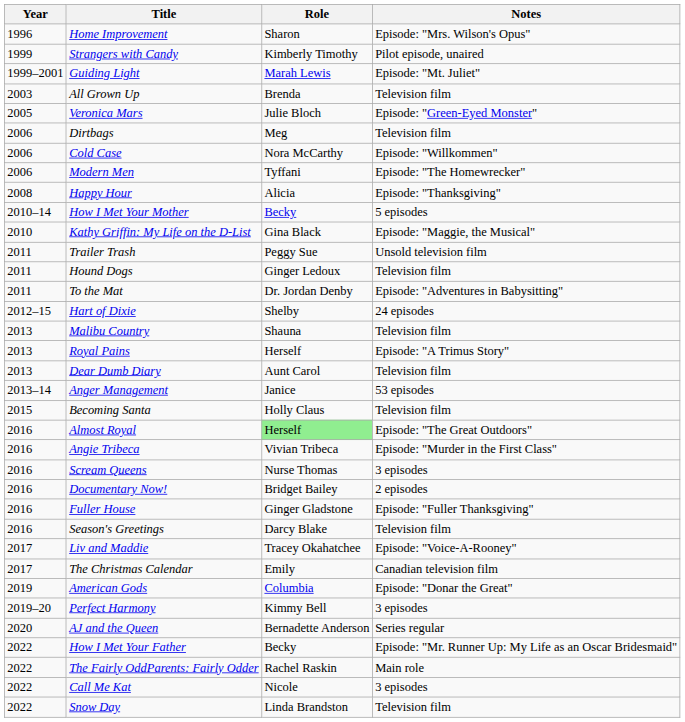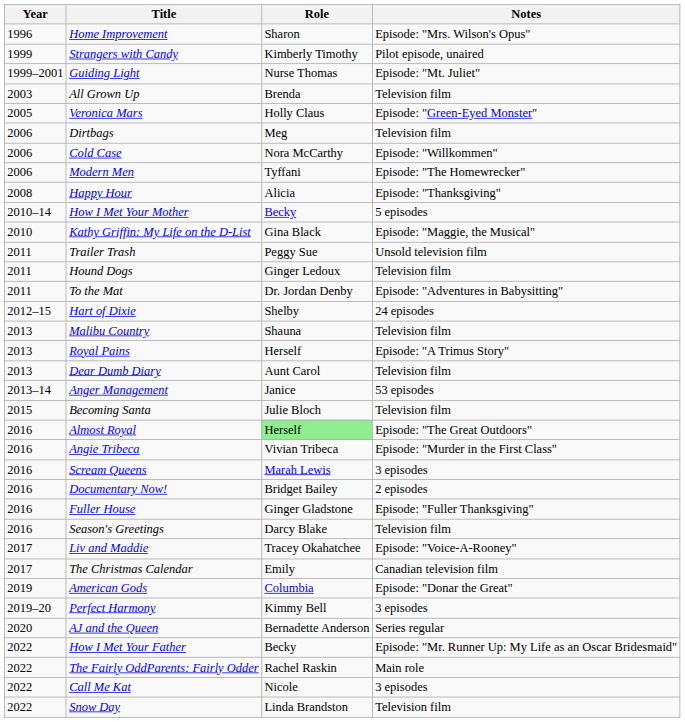(298, 73) Marah Lewis -> (301, 73) Nurse Thomas
(293, 113) Julie Bloch -> (294, 113) Holly Claus
(294, 410) Holly Claus -> (293, 410) Julie Bloch
(301, 469) Nurse Thomas -> (298, 469) Marah Lewis
